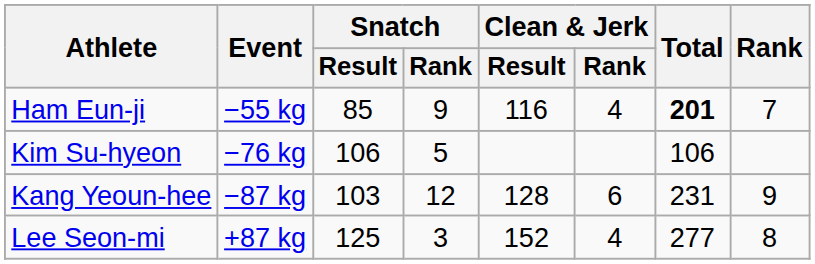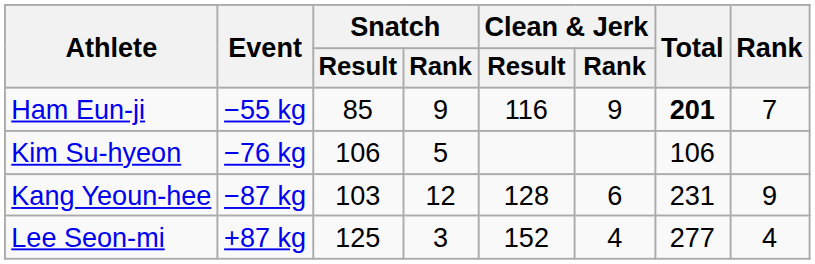(615, 110) 4 -> (615, 110) 9
(769, 238) 8 -> (769, 238) 4
